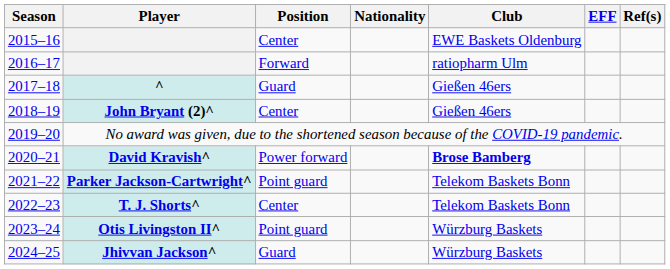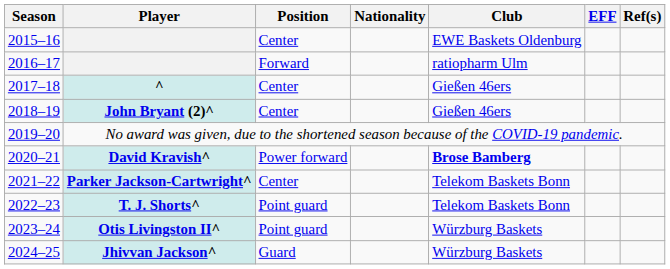(277, 87) Guard -> (278, 87) Center
(293, 181) Point guard -> (278, 181) Center
(278, 205) Center -> (293, 205) Point guard
